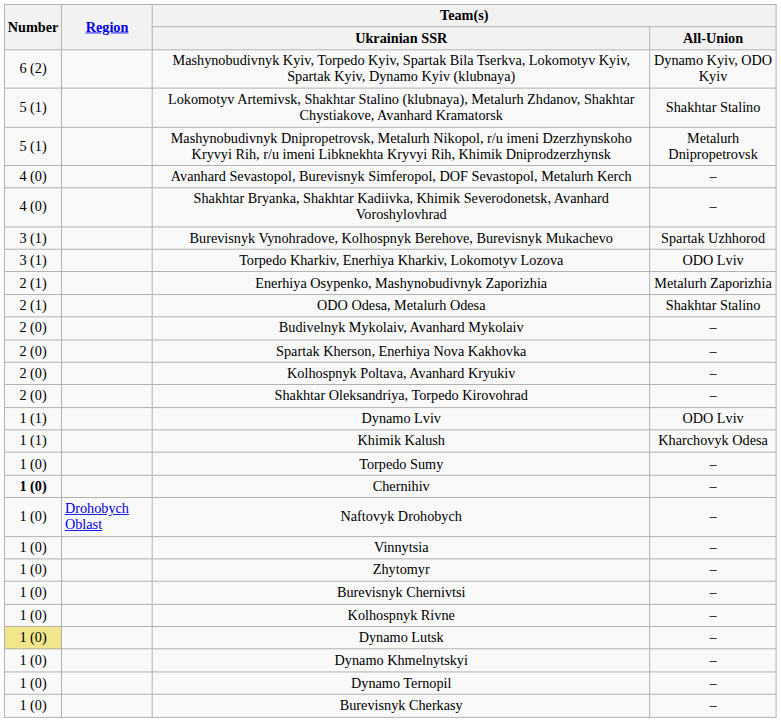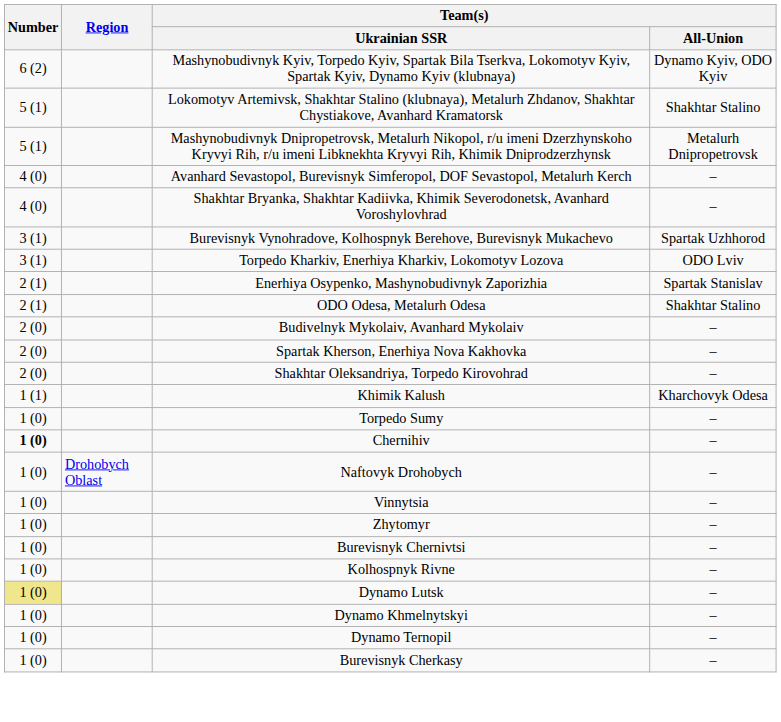(713, 283) Metalurh Zaporizhia -> (713, 283) Spartak Stanislav
- row: (401, 373)
- row: (401, 418)
